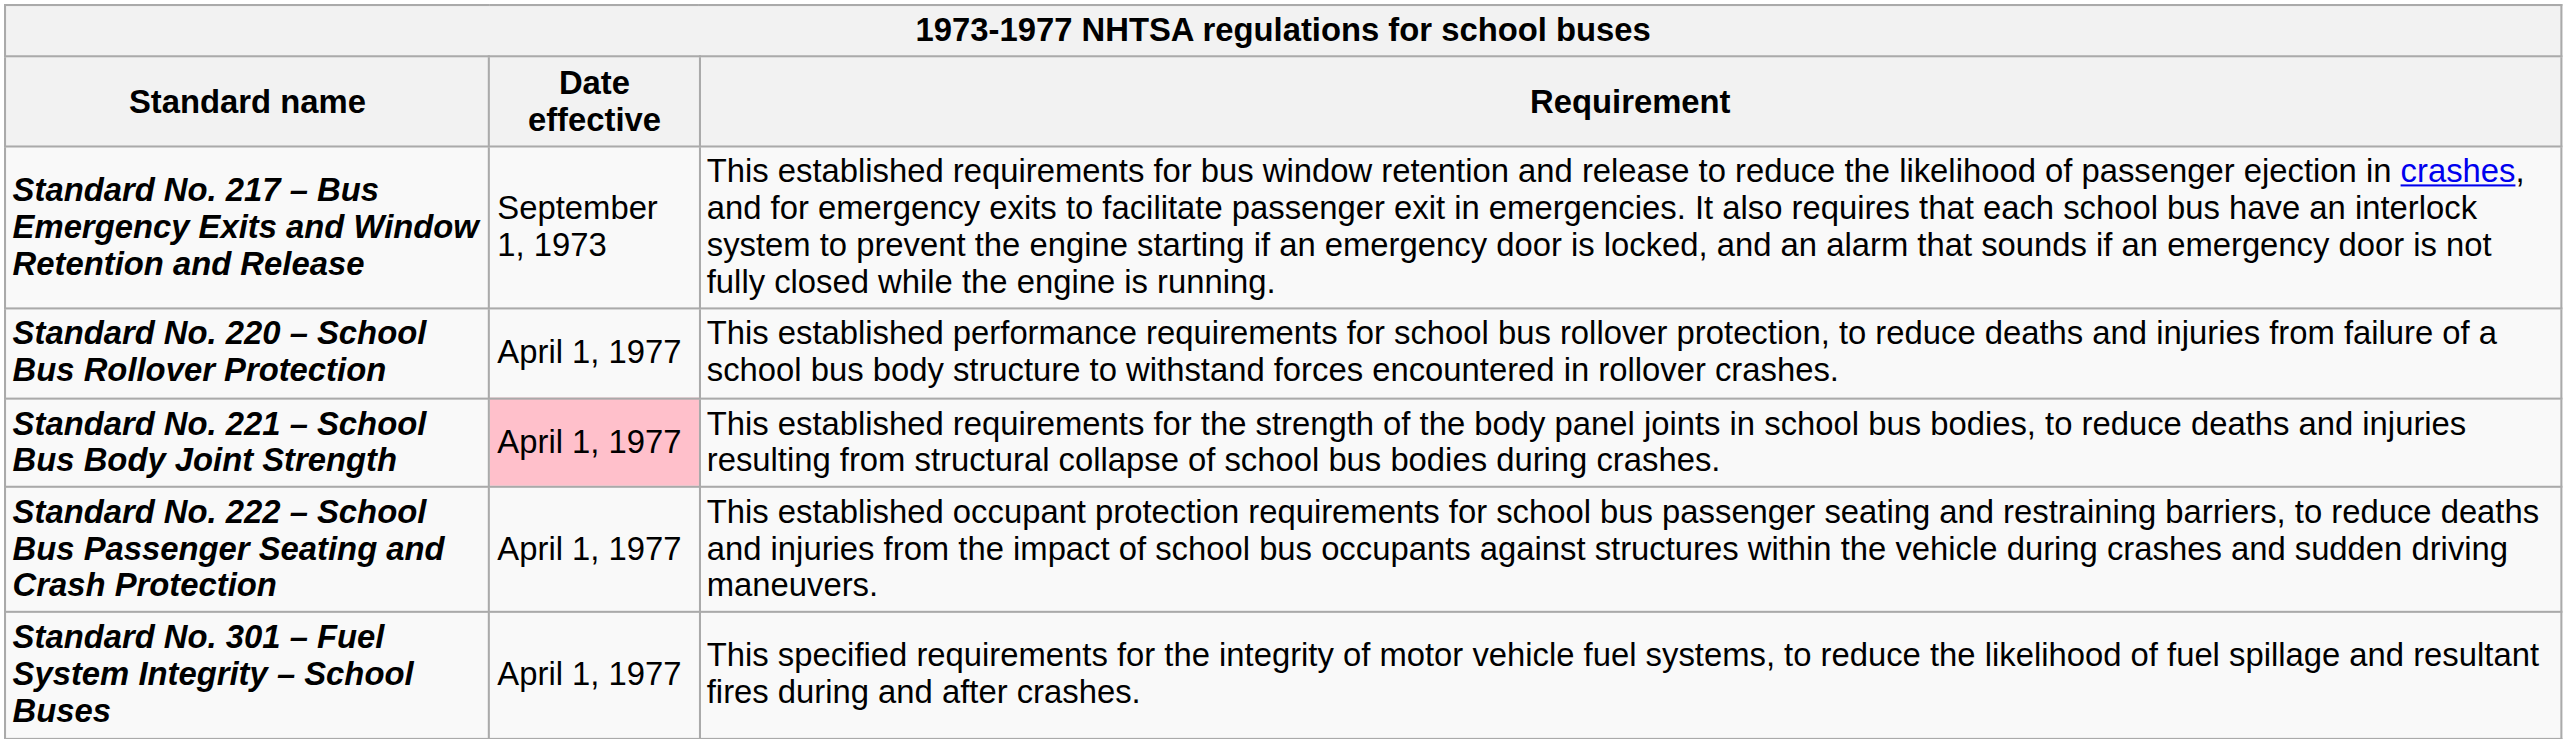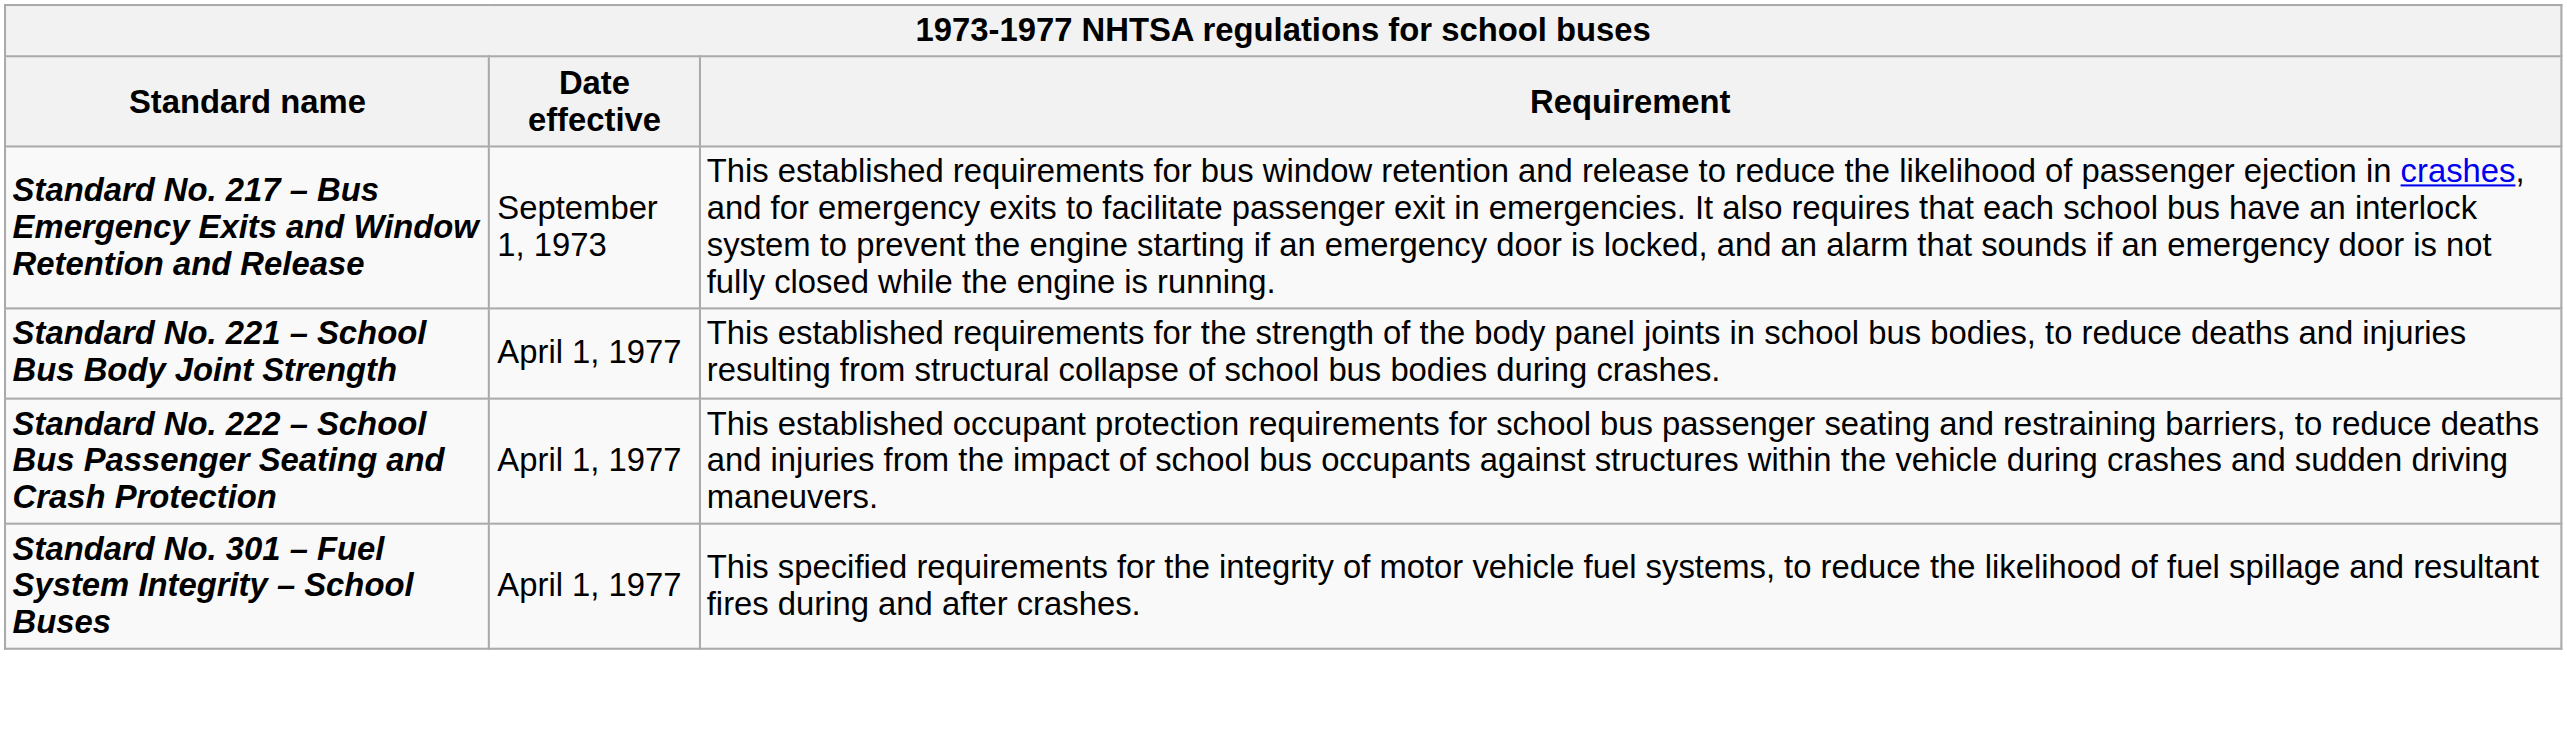- row: (219, 352)
(589, 441) pink background -> (589, 352) no background
